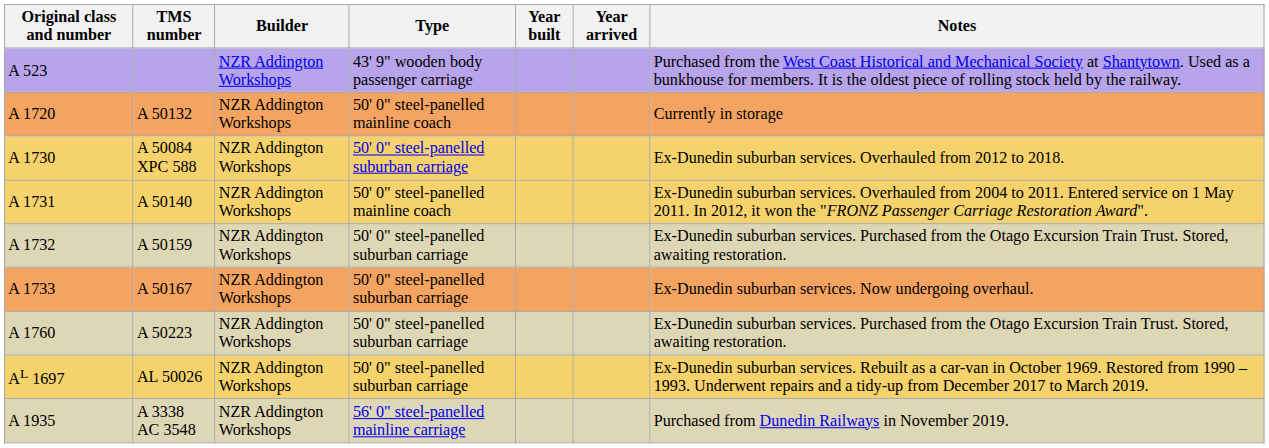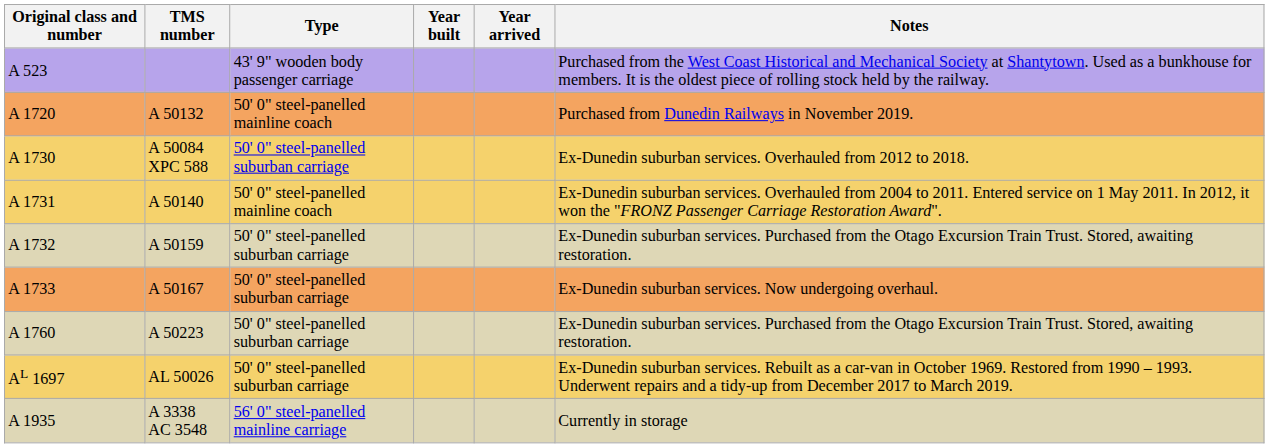- column: (282, 26)
(718, 114) Currently in storage -> (736, 114) Purchased from Dunedin Railways in November 2019.
(831, 420) Purchased from Dunedin Railways in November 2019. -> (623, 420) Currently in storage
